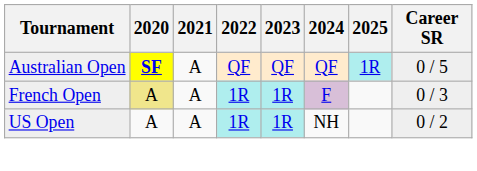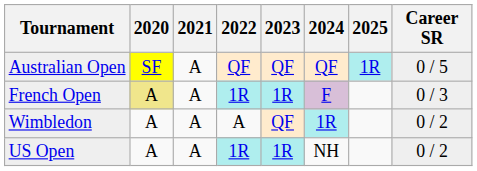(151, 66) bold -> (151, 66) normal
+ row: (50, 123)
